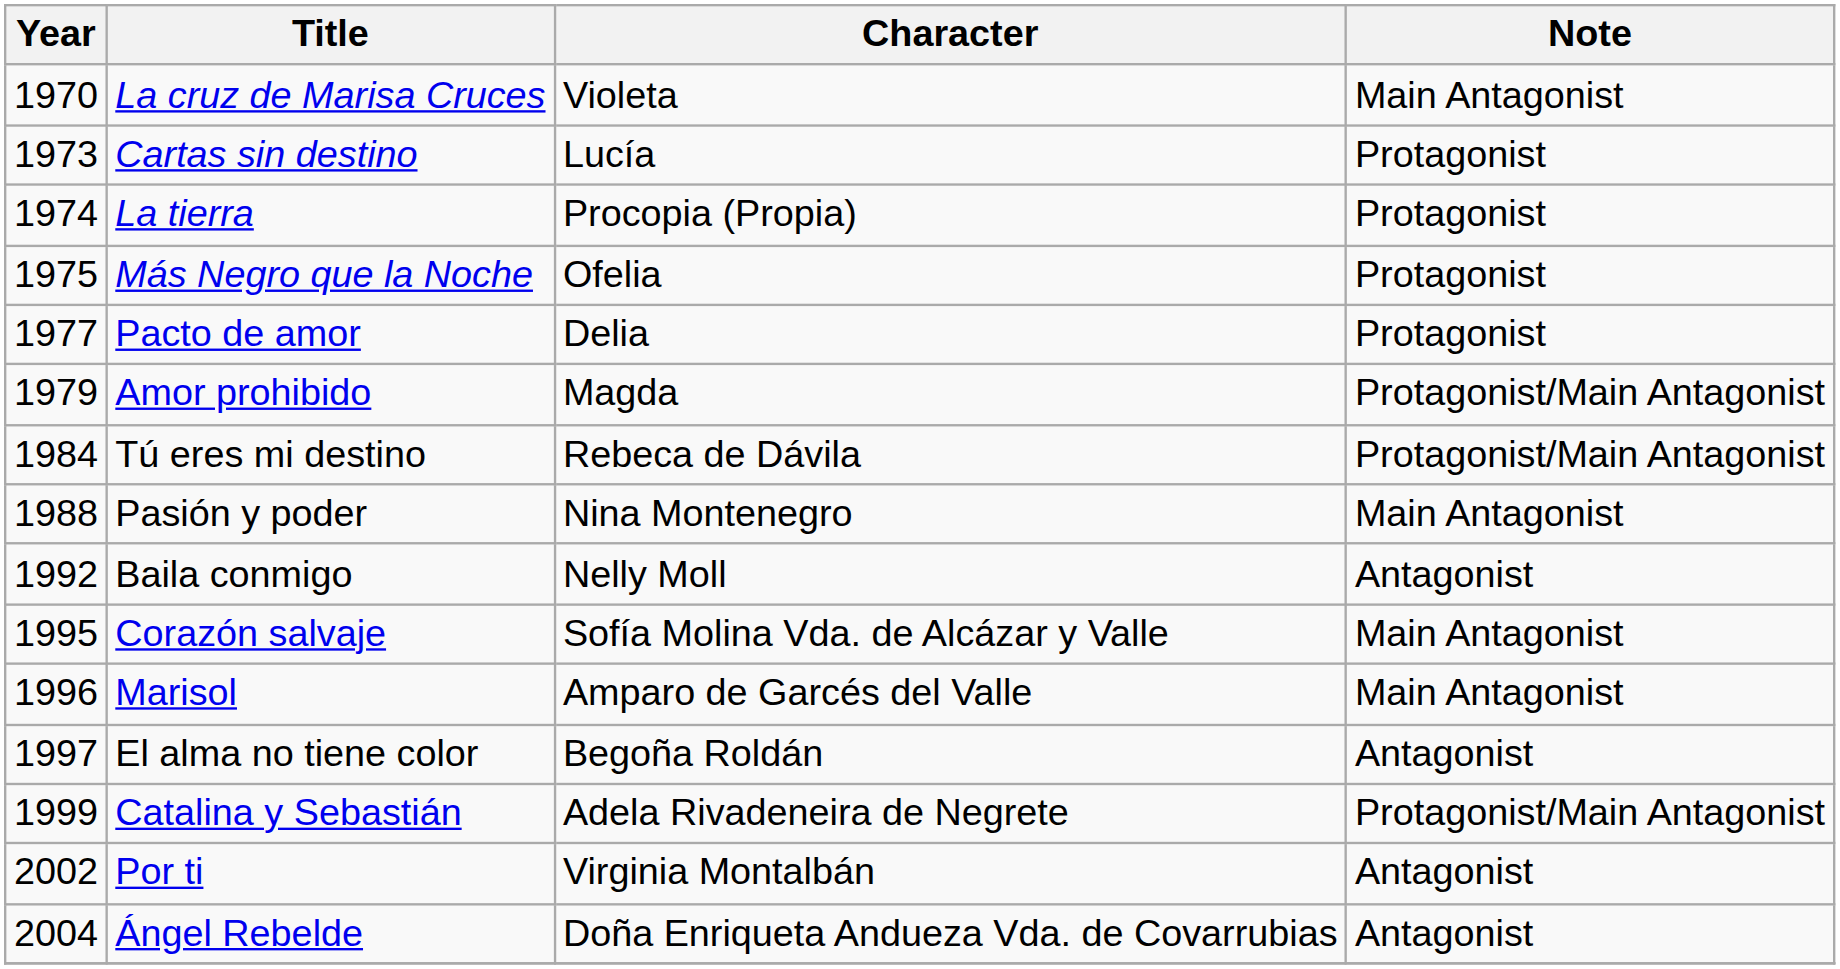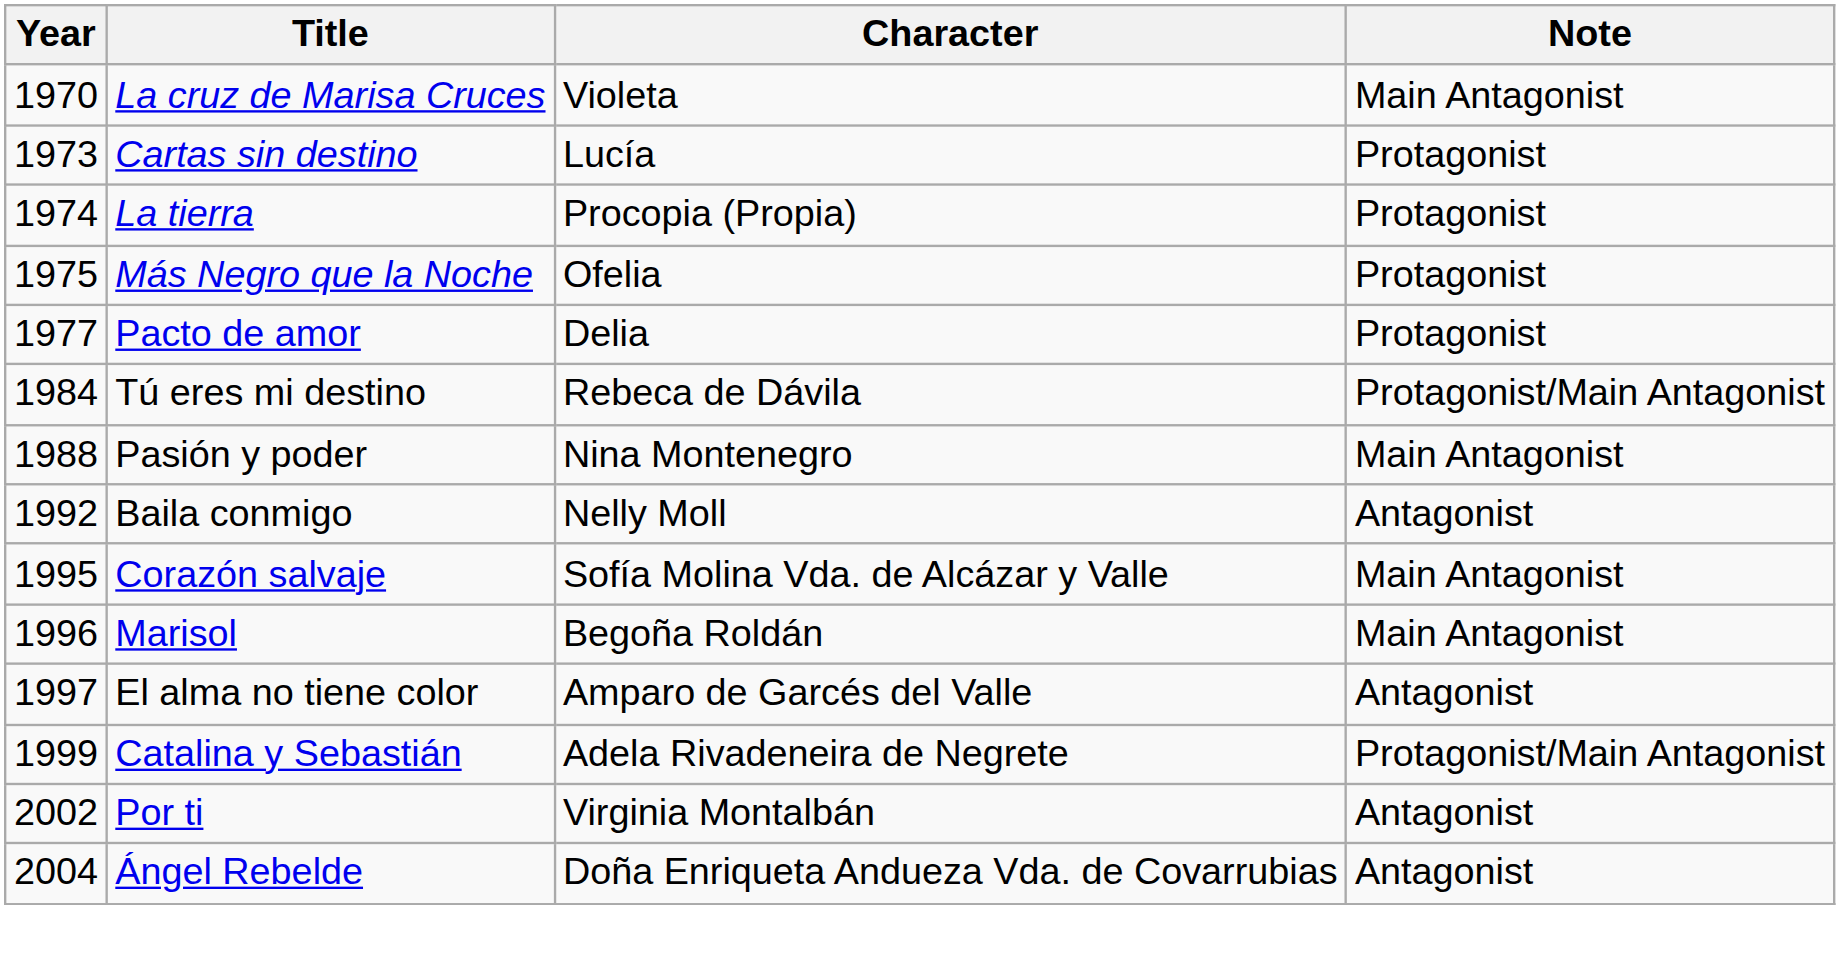- row: (243, 393)
(798, 693) Amparo de Garcés del Valle -> (693, 633) Begoña Roldán
(693, 753) Begoña Roldán -> (798, 693) Amparo de Garcés del Valle
